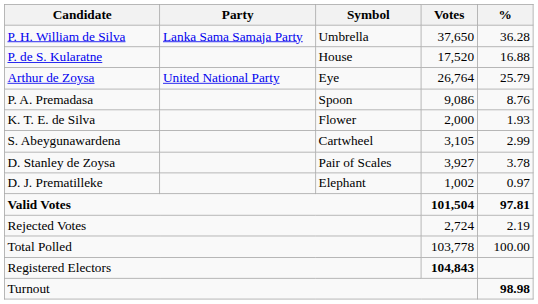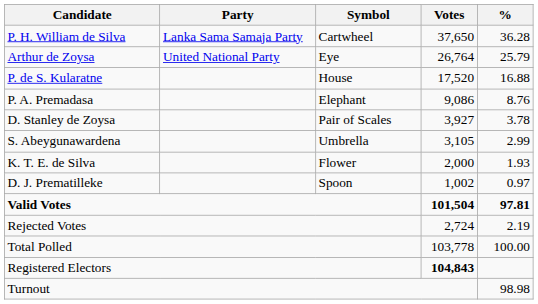(344, 36) Umbrella -> (346, 36) Cartwheel
rows swapped: (51, 78) <-> (55, 57)
(335, 99) Spoon -> (342, 99) Elephant
rows swapped: (61, 162) <-> (51, 120)
(346, 141) Cartwheel -> (344, 141) Umbrella
(342, 183) Elephant -> (335, 183) Spoon
(515, 288) bold -> (515, 288) normal
